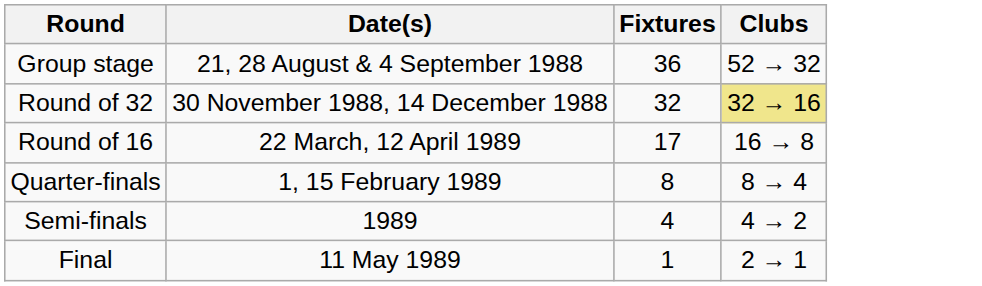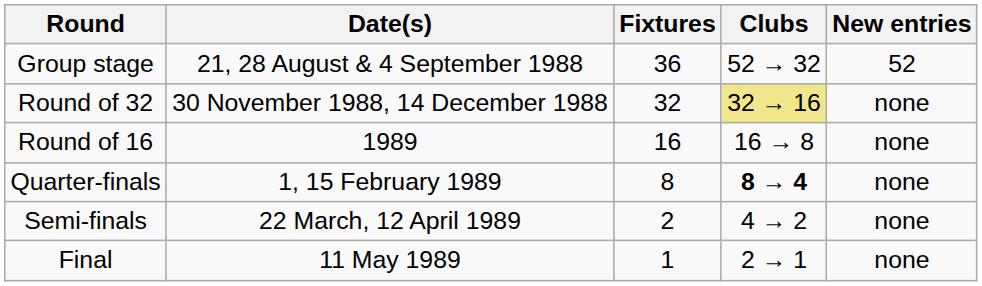+ column: (902, 24)
(390, 142) 22 March, 12 April 1989 -> (390, 142) 1989
(667, 142) 17 -> (667, 142) 16
(774, 181) normal -> (774, 181) bold
(390, 220) 1989 -> (390, 220) 22 March, 12 April 1989
(667, 220) 4 -> (667, 220) 2
